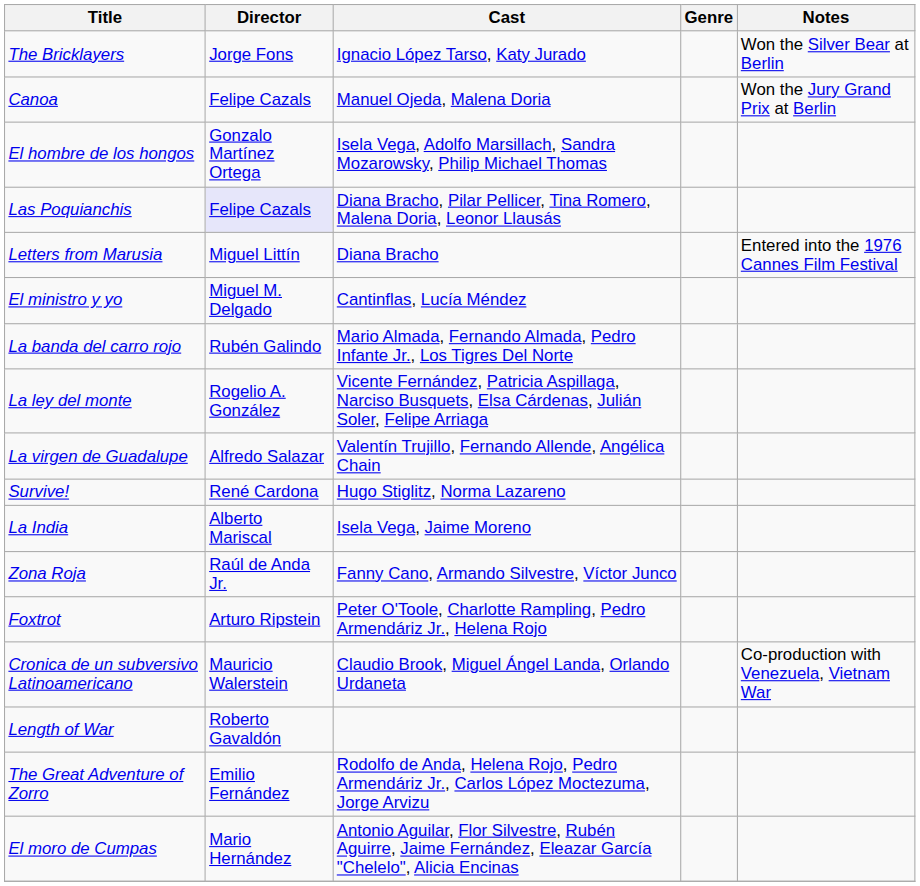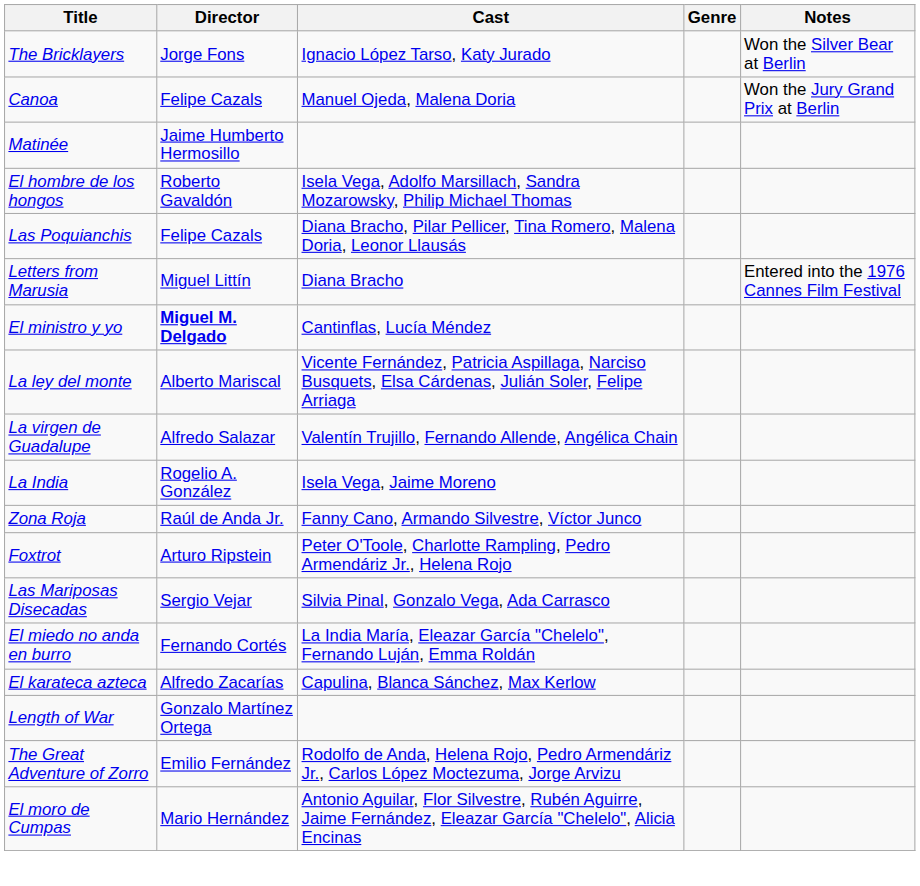+ row: (38, 145)
(242, 154) Gonzalo Martínez Ortega -> (196, 190) Roberto Gavaldón
(260, 209) lavender background -> (211, 236) no background
(246, 300) normal -> (199, 327) bold
- row: (95, 346)
(247, 401) Rogelio A. González -> (220, 382) Alberto Mariscal
- row: (39, 492)
(240, 528) Alberto Mariscal -> (199, 482) Rogelio A. González
+ row: (63, 600)
- row: (103, 674)
+ row: (74, 645)
+ row: (77, 682)
(245, 729) Roberto Gavaldón -> (227, 718) Gonzalo Martínez Ortega
